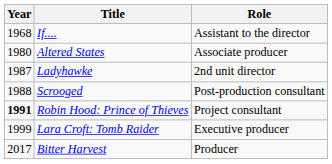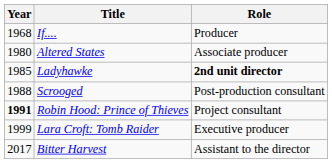(252, 33) Assistant to the director -> (216, 33) Producer
(19, 71) 1987 -> (19, 71) 1985
(235, 71) normal -> (238, 71) bold
(216, 149) Producer -> (252, 149) Assistant to the director
